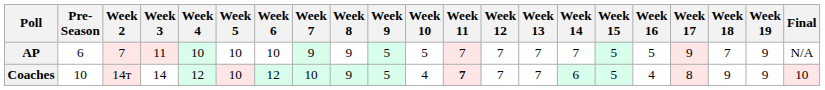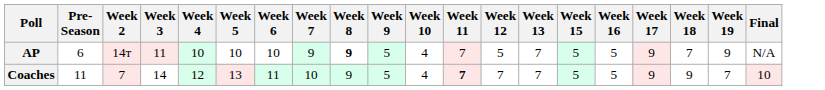- column: (576, 23)
(122, 53) 7 -> (122, 53) 14т
(349, 53) normal -> (349, 53) bold
(425, 53) 5 -> (425, 53) 4
(500, 53) 7 -> (500, 53) 5
(80, 75) 10 -> (80, 75) 11
(122, 75) 14т -> (122, 75) 7
(235, 75) 10 -> (235, 75) 13
(273, 75) 12 -> (273, 75) 11
(652, 75) 4 -> (614, 75) 5
(689, 75) 8 -> (652, 75) 9
(765, 75) 9 -> (727, 75) 7
